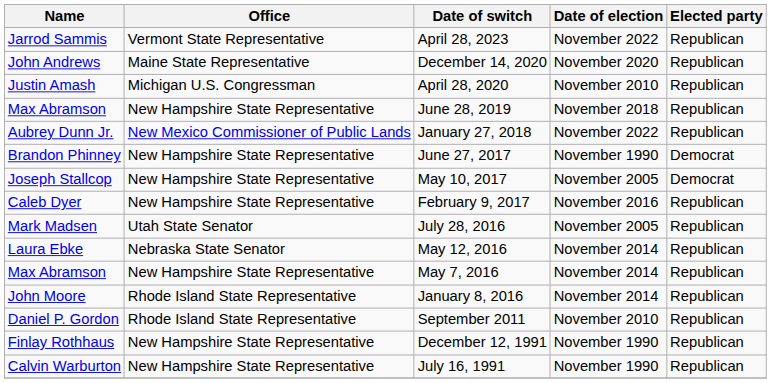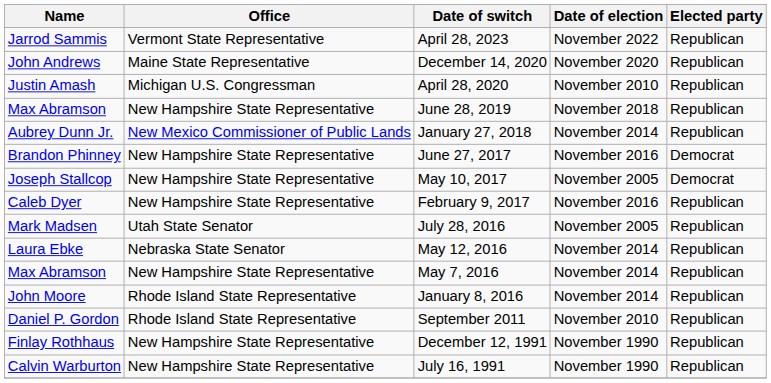(606, 132) November 2022 -> (606, 132) November 2014
(606, 156) November 1990 -> (606, 156) November 2016
